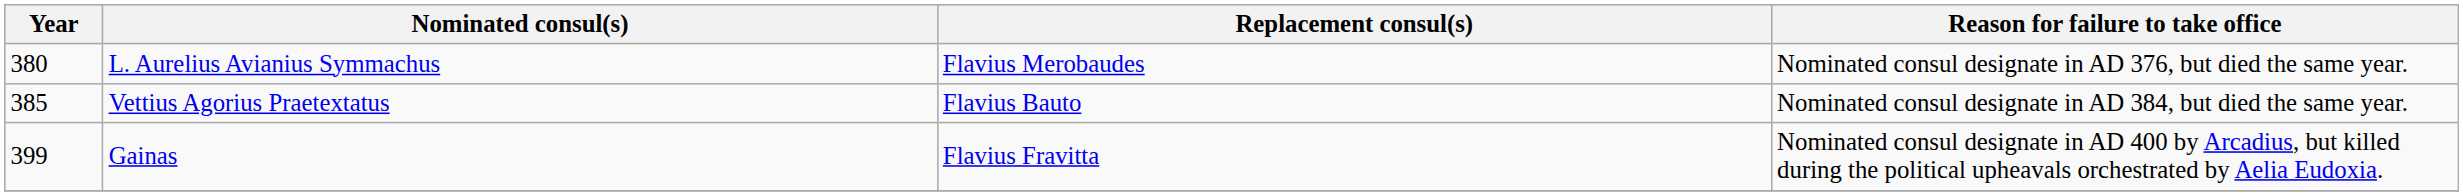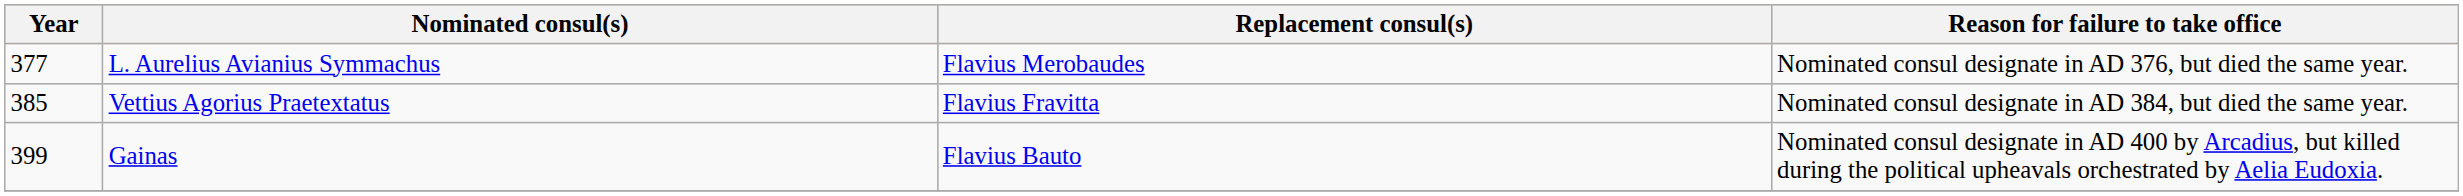(29, 63) 380 -> (29, 63) 377
(1012, 102) Flavius Bauto -> (1021, 102) Flavius Fravitta
(1021, 156) Flavius Fravitta -> (1012, 156) Flavius Bauto
